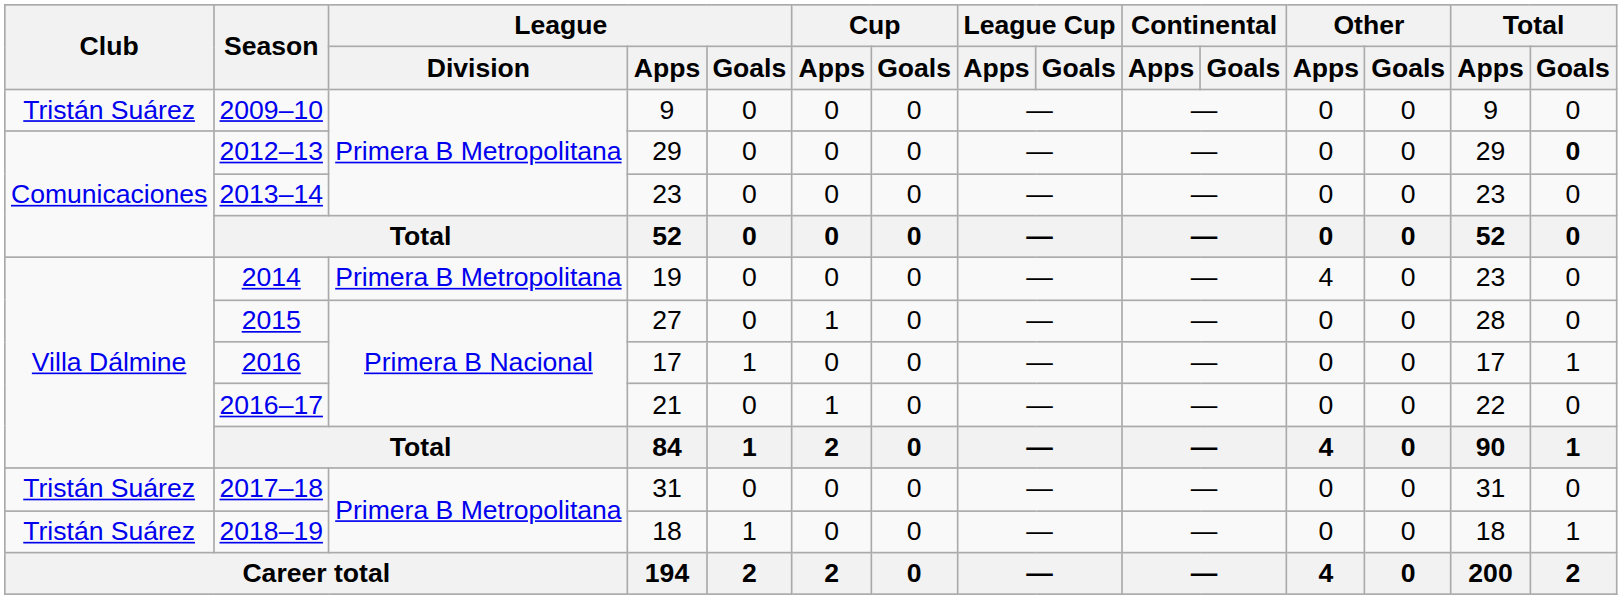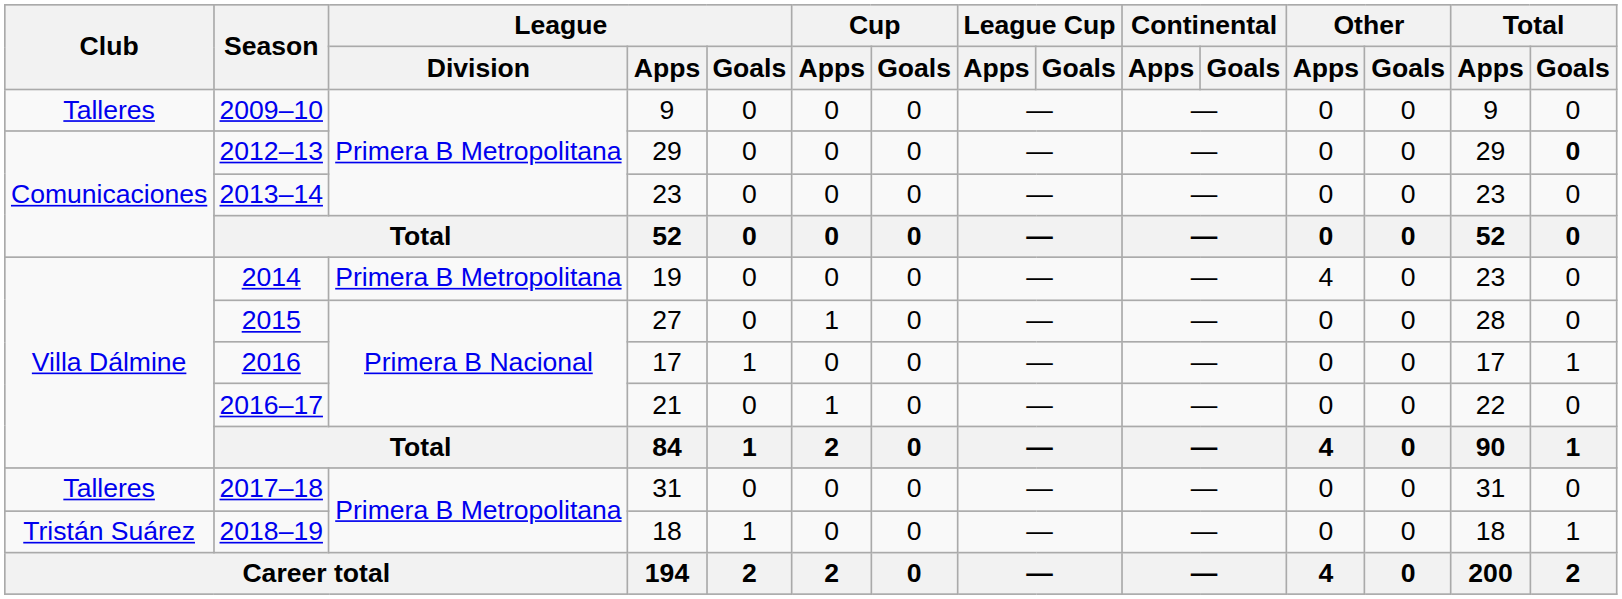(109, 109) Tristán Suárez -> (109, 109) Talleres
(109, 488) Tristán Suárez -> (109, 488) Talleres
